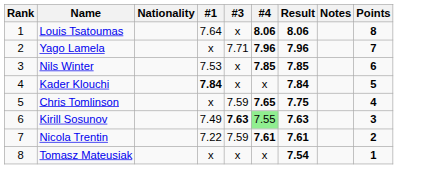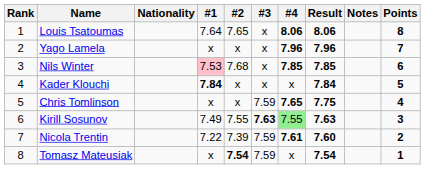+ column: (238, 13)
(238, 48) 7.71 -> (265, 48) x
(211, 66) no background -> (211, 66) pink background
(298, 137) 7.61 -> (325, 137) 7.60
(238, 155) x -> (265, 155) 7.59
